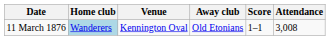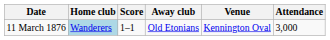columns swapped: (259, 12) <-> (154, 12)
(286, 27) 3,008 -> (286, 27) 3,000
